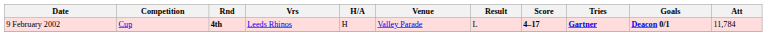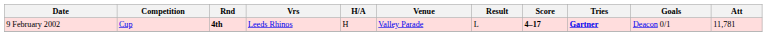(651, 24) bold -> (652, 24) normal
(724, 24) 11,784 -> (724, 24) 11,781
